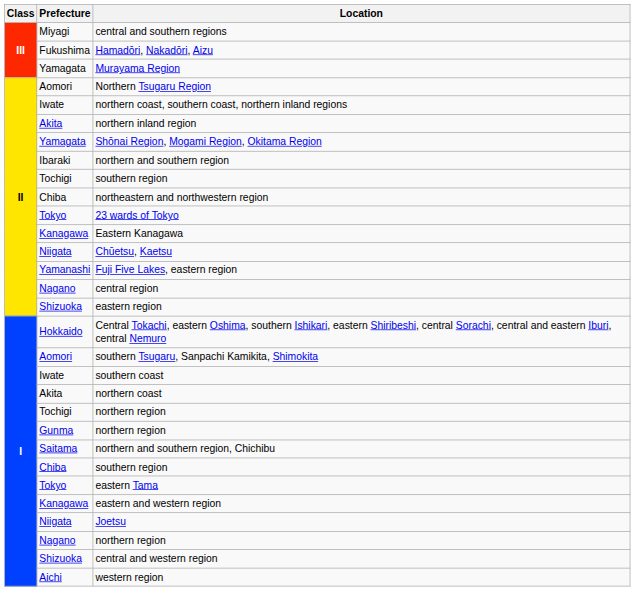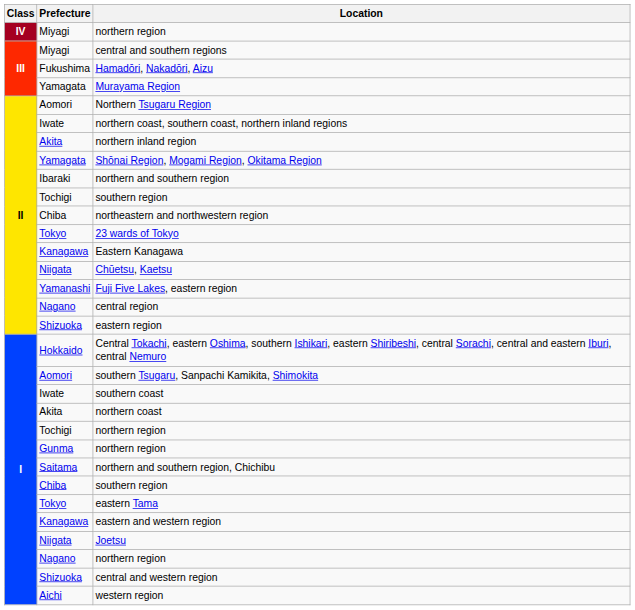+ row: (54, 32)
